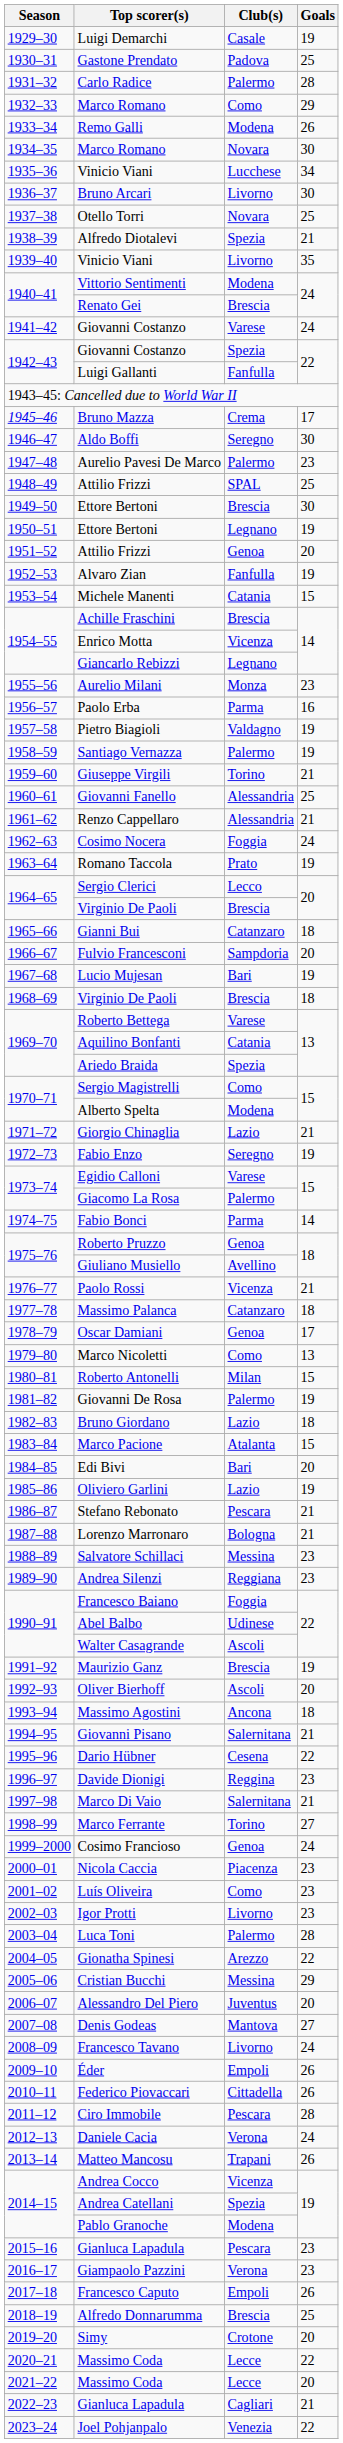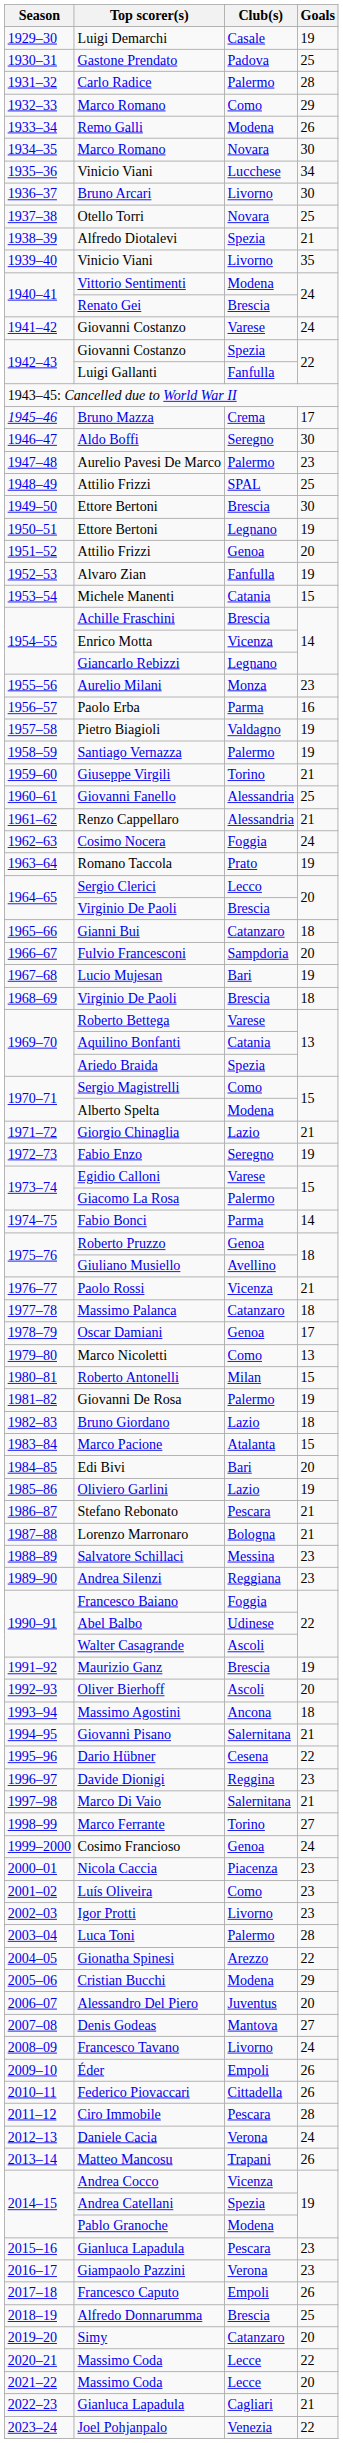(251, 1980) Messina -> (251, 1980) Modena
(250, 2337) Crotone -> (256, 2337) Catanzaro
